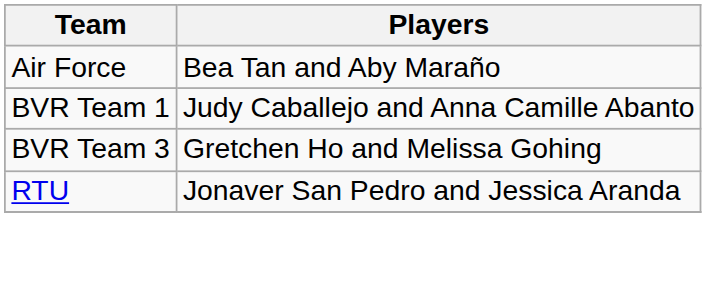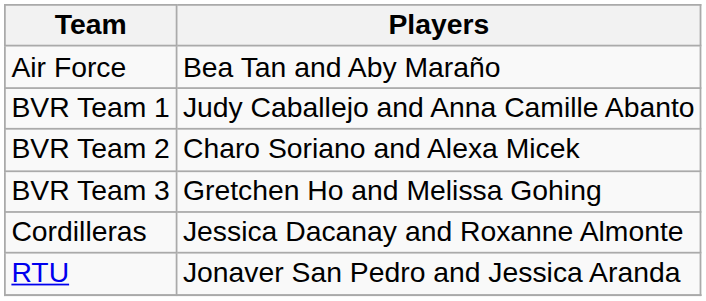+ row: (91, 149)
+ row: (79, 232)
